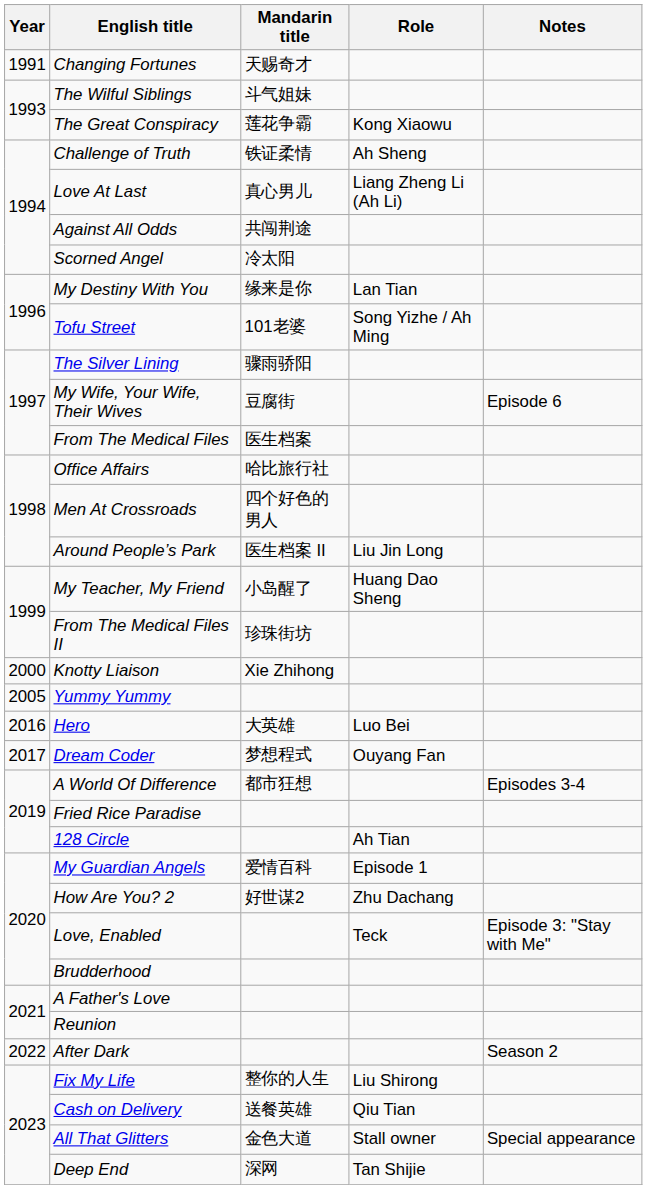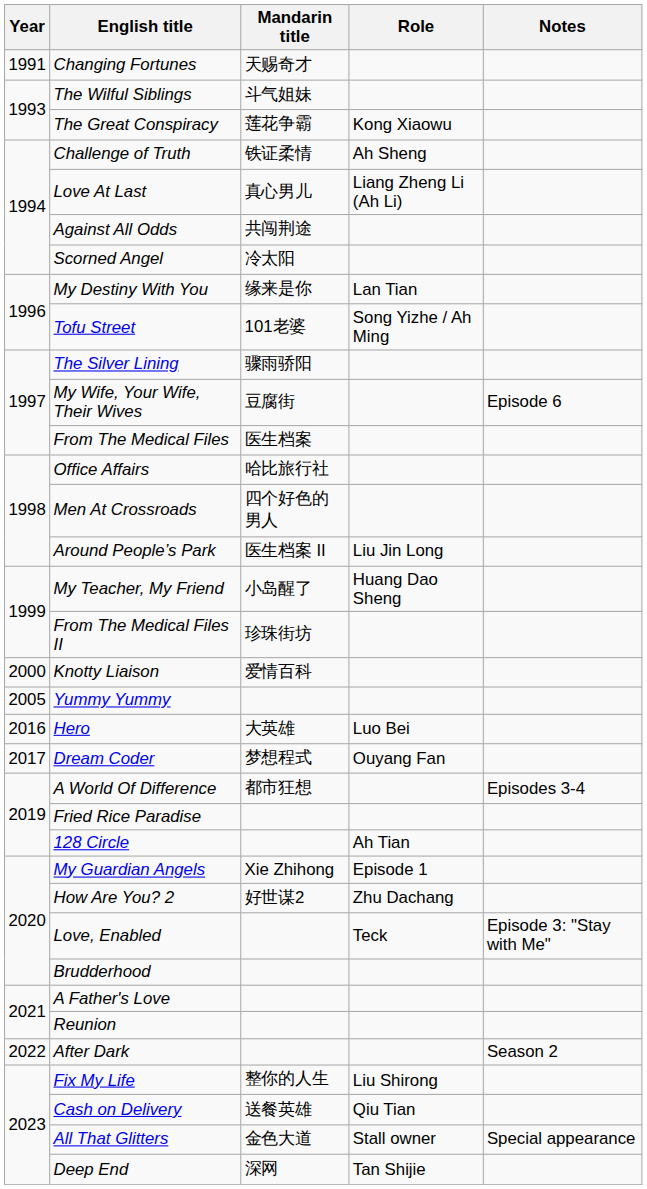(289, 670) Xie Zhihong -> (278, 671) 爱情百科
(278, 867) 爱情百科 -> (289, 869) Xie Zhihong
